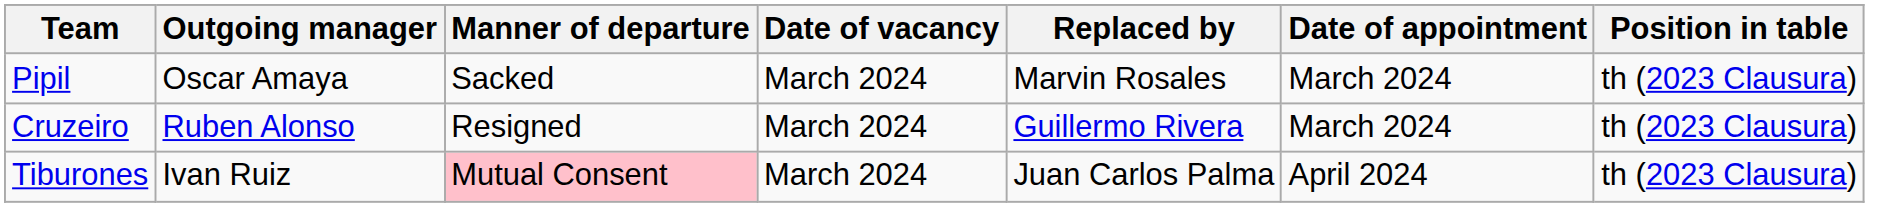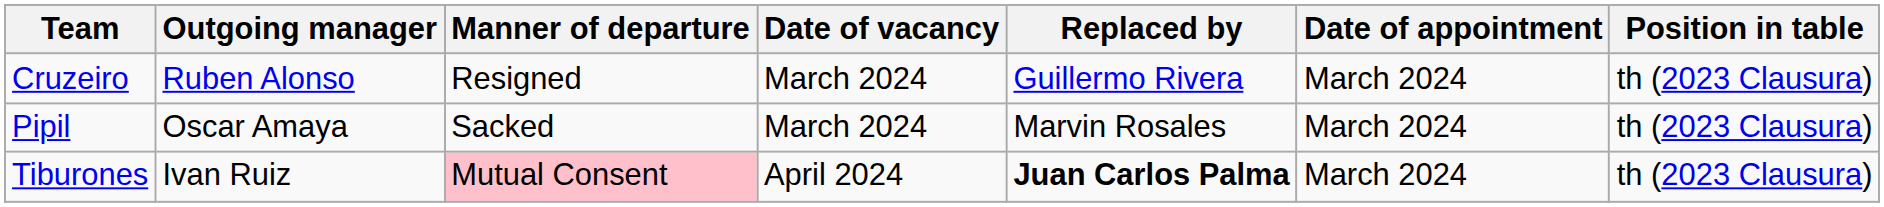rows swapped: (41, 77) <-> (70, 126)
(846, 175) March 2024 -> (834, 175) April 2024
(1144, 175) normal -> (1152, 175) bold
(1358, 175) April 2024 -> (1386, 175) March 2024
